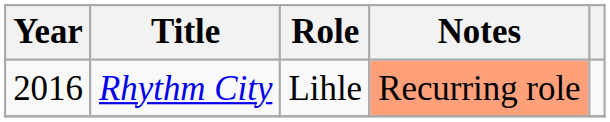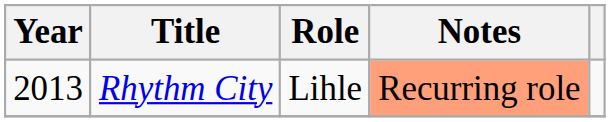(48, 87) 2016 -> (48, 87) 2013
